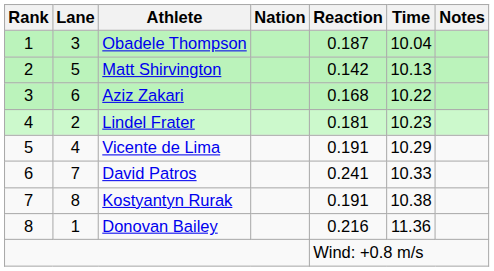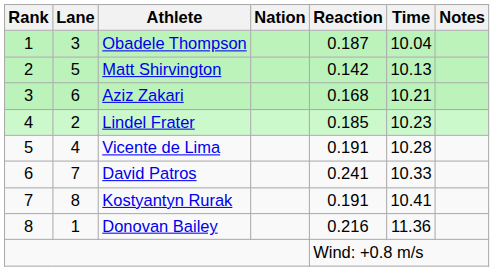(411, 95) 10.22 -> (411, 95) 10.21
(348, 122) 0.181 -> (348, 122) 0.185
(411, 148) 10.29 -> (411, 148) 10.28
(411, 200) 10.38 -> (411, 200) 10.41
